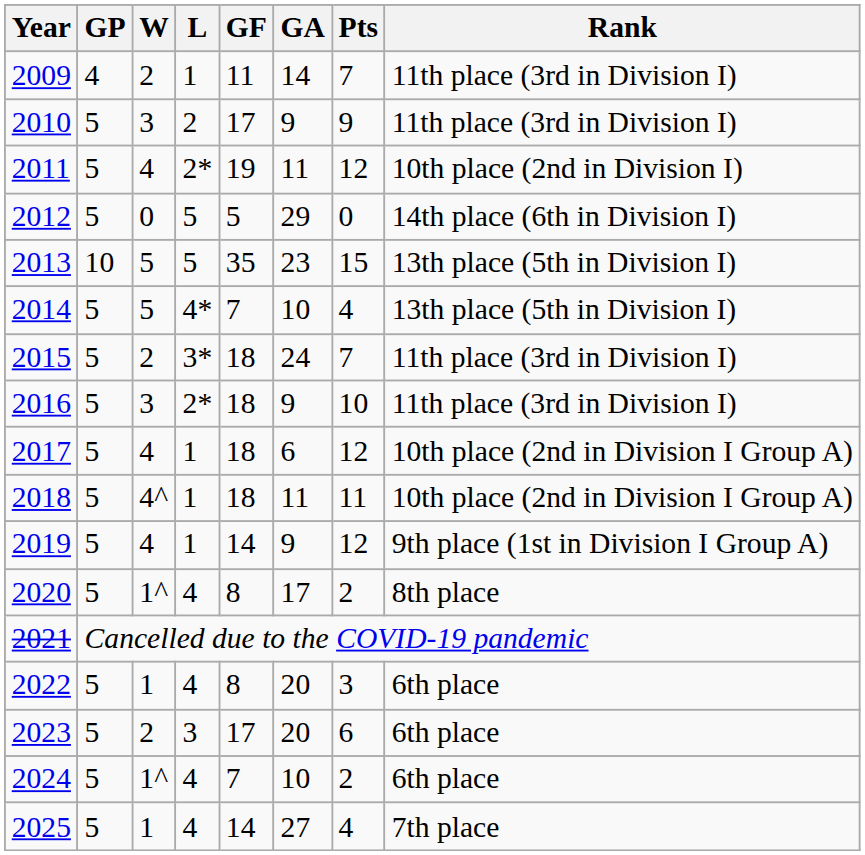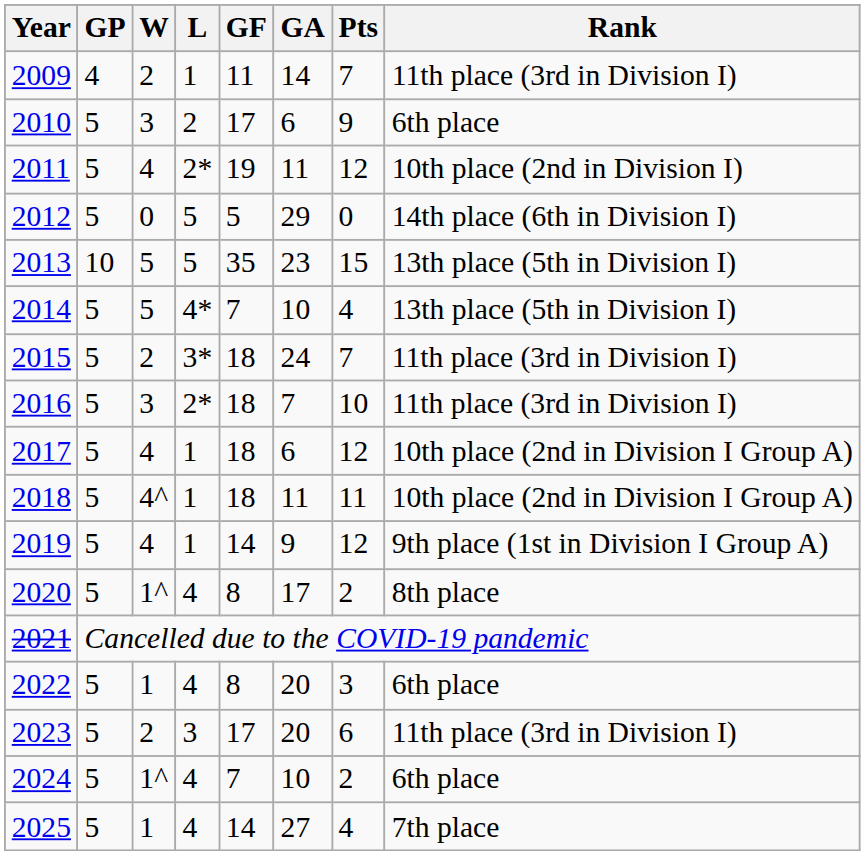(288, 121) 9 -> (288, 121) 6
(564, 121) 11th place (3rd in Division I) -> (446, 121) 6th place
(288, 403) 9 -> (288, 403) 7
(446, 732) 6th place -> (564, 732) 11th place (3rd in Division I)
